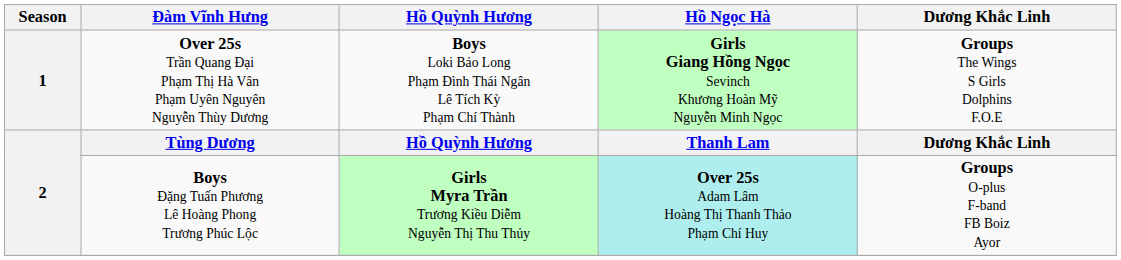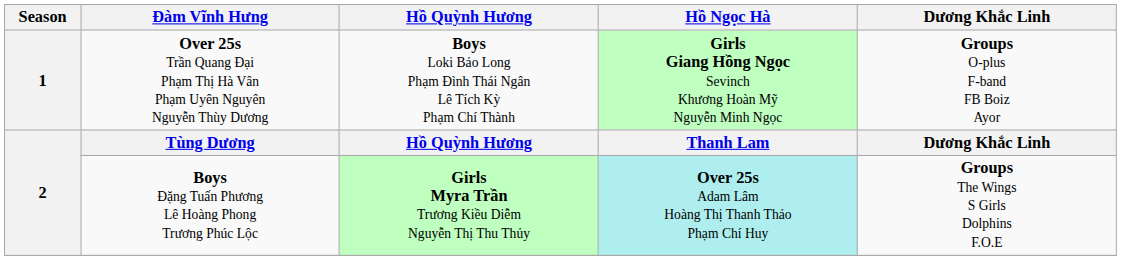(987, 80) Groups The Wings S Girls Dolphins F.O.E -> (987, 80) Groups O-plus F-band FB Boiz Ayor
(987, 205) Groups O-plus F-band FB Boiz Ayor -> (987, 205) Groups The Wings S Girls Dolphins F.O.E
